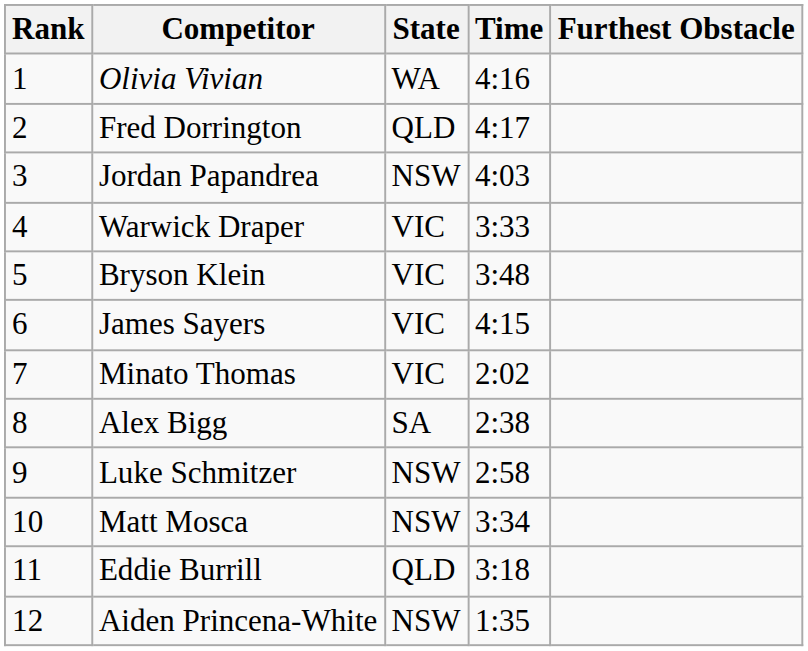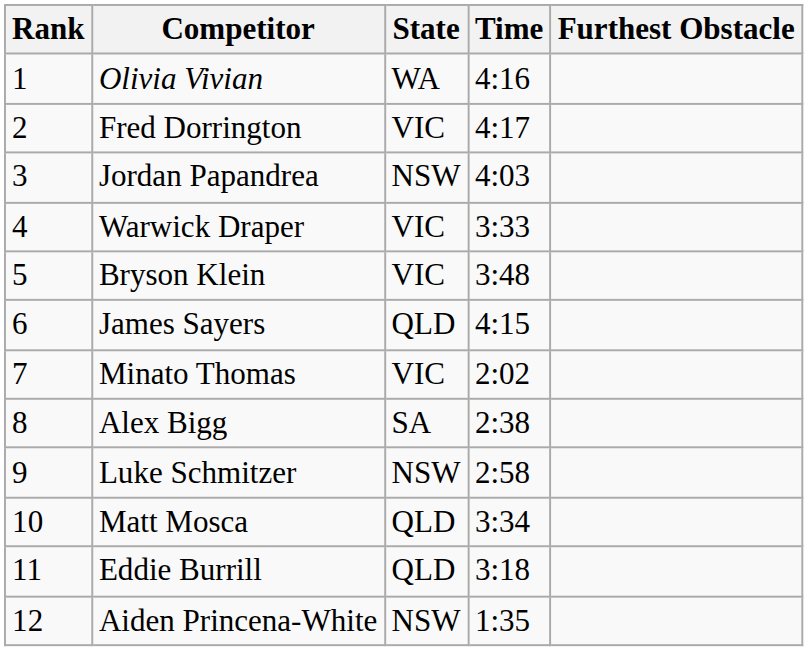(424, 127) QLD -> (418, 127) VIC
(418, 324) VIC -> (424, 324) QLD
(426, 521) NSW -> (424, 521) QLD
